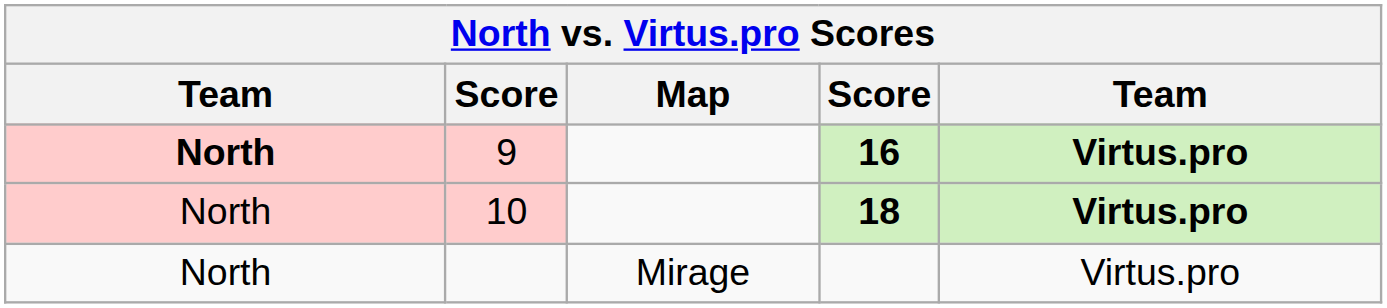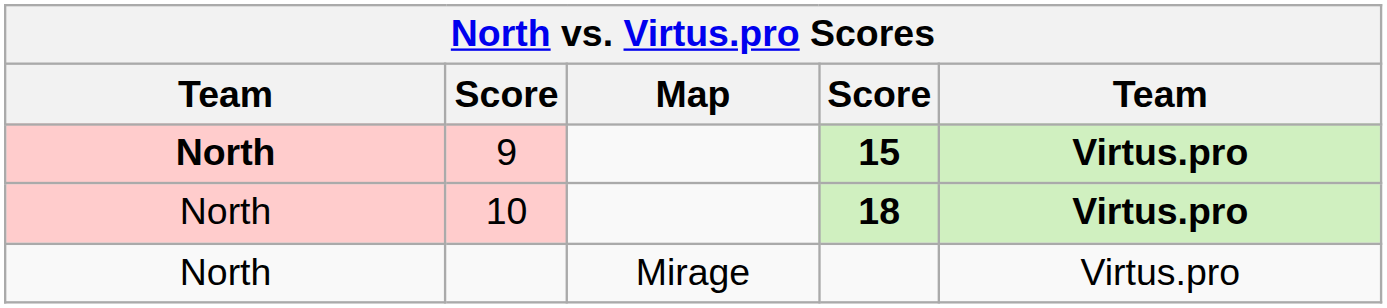(879, 152) 16 -> (879, 152) 15
